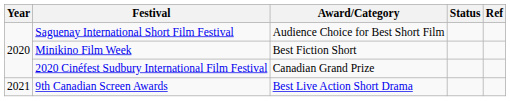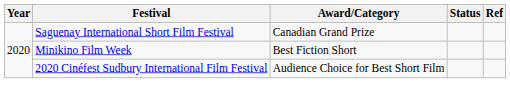(359, 31) Audience Choice for Best Short Film -> (324, 31) Canadian Grand Prize
(324, 68) Canadian Grand Prize -> (359, 68) Audience Choice for Best Short Film
- row: (102, 86)
